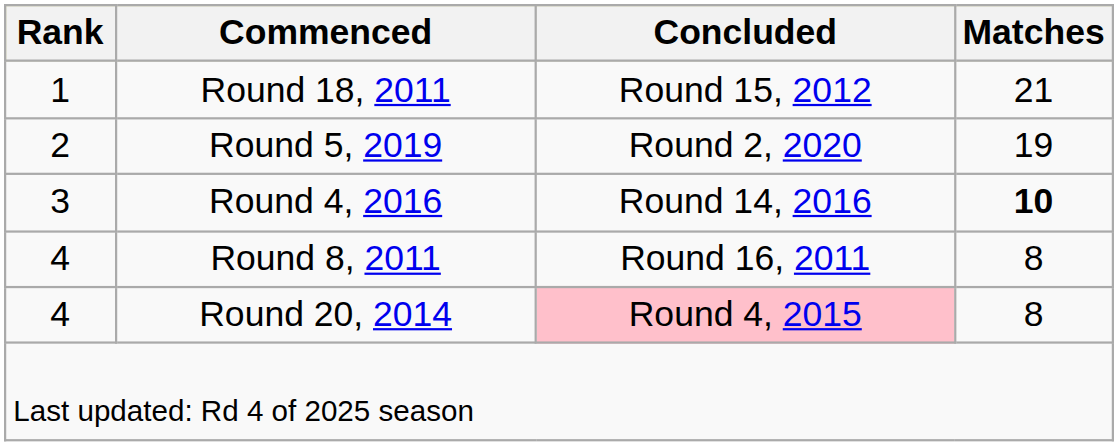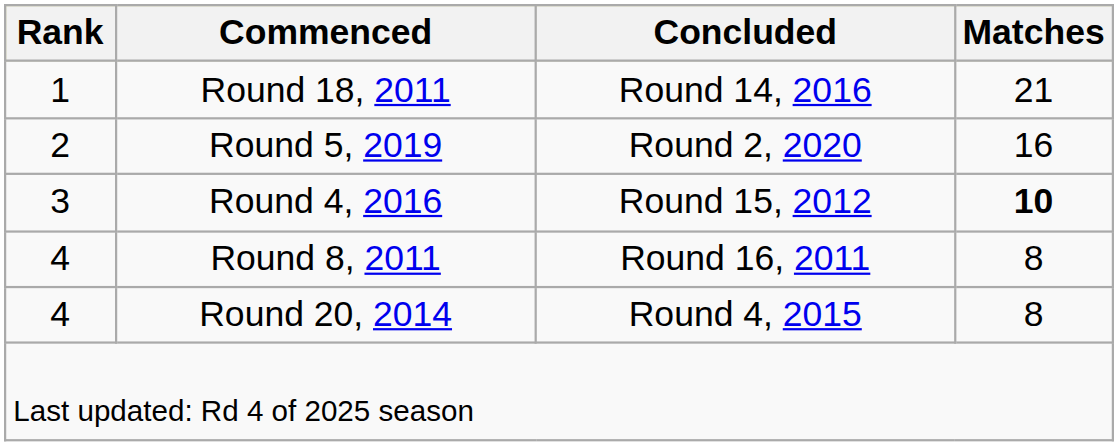(745, 88) Round 15, 2012 -> (745, 88) Round 14, 2016
(1034, 145) 19 -> (1034, 145) 16
(745, 201) Round 14, 2016 -> (745, 201) Round 15, 2012
(745, 314) pink background -> (745, 314) no background
